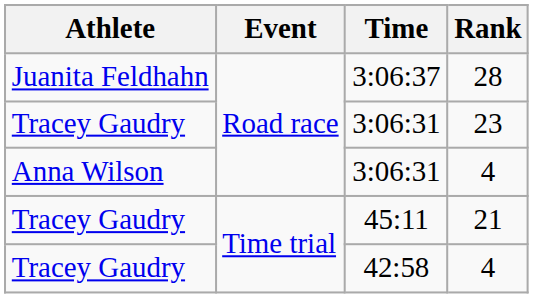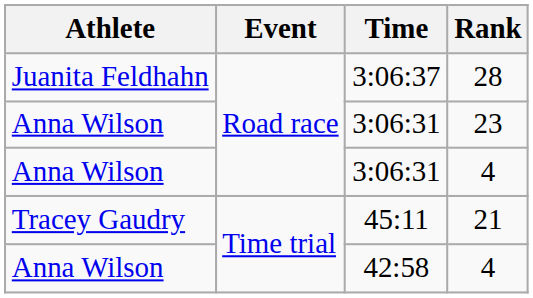(98, 124) Tracey Gaudry -> (88, 124) Anna Wilson
(98, 267) Tracey Gaudry -> (88, 267) Anna Wilson
